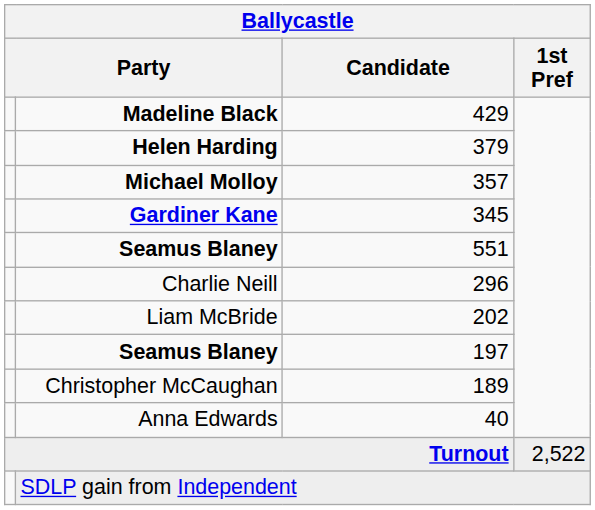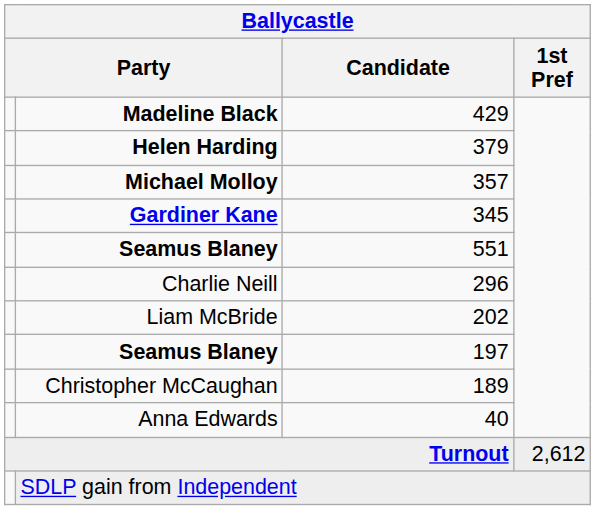(559, 453) 2,522 -> (559, 453) 2,612
